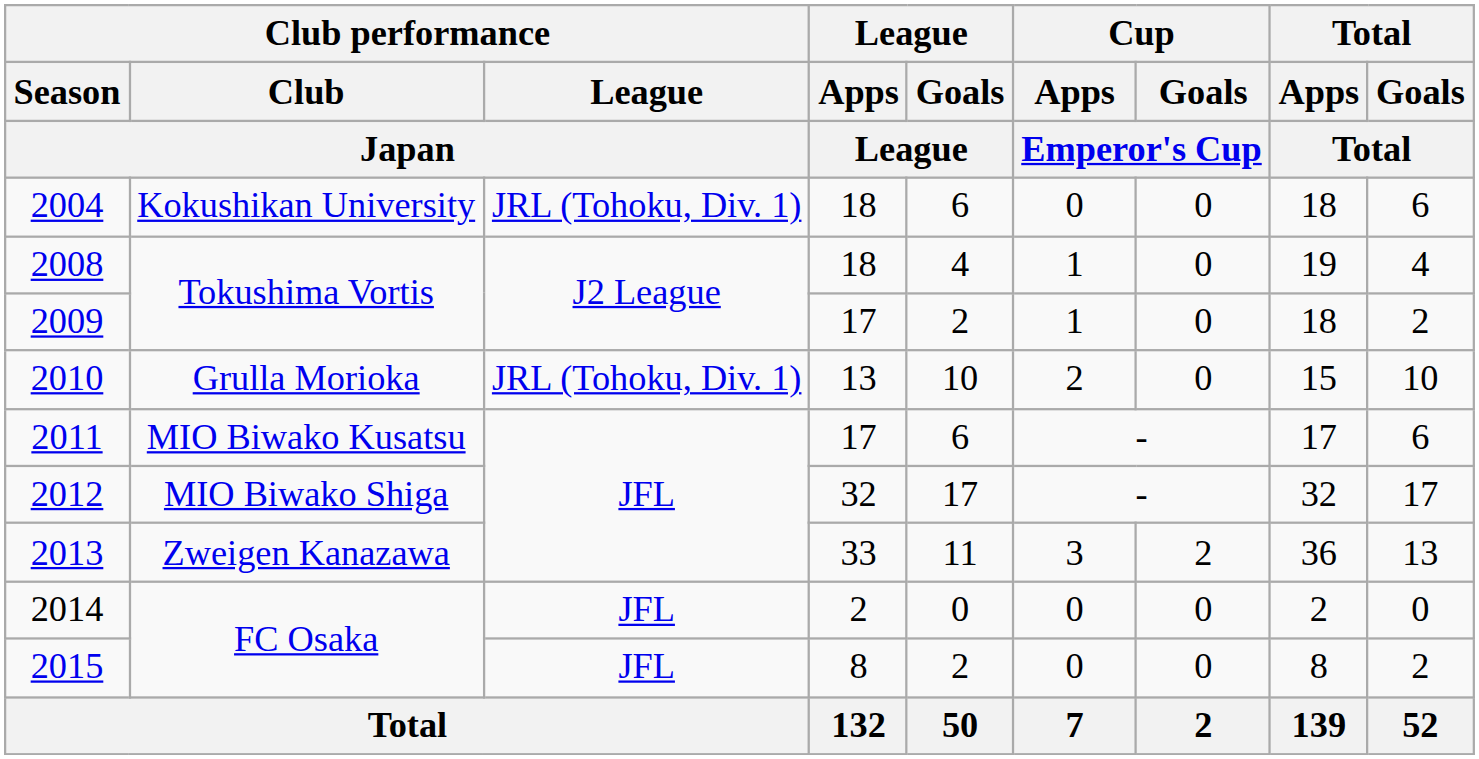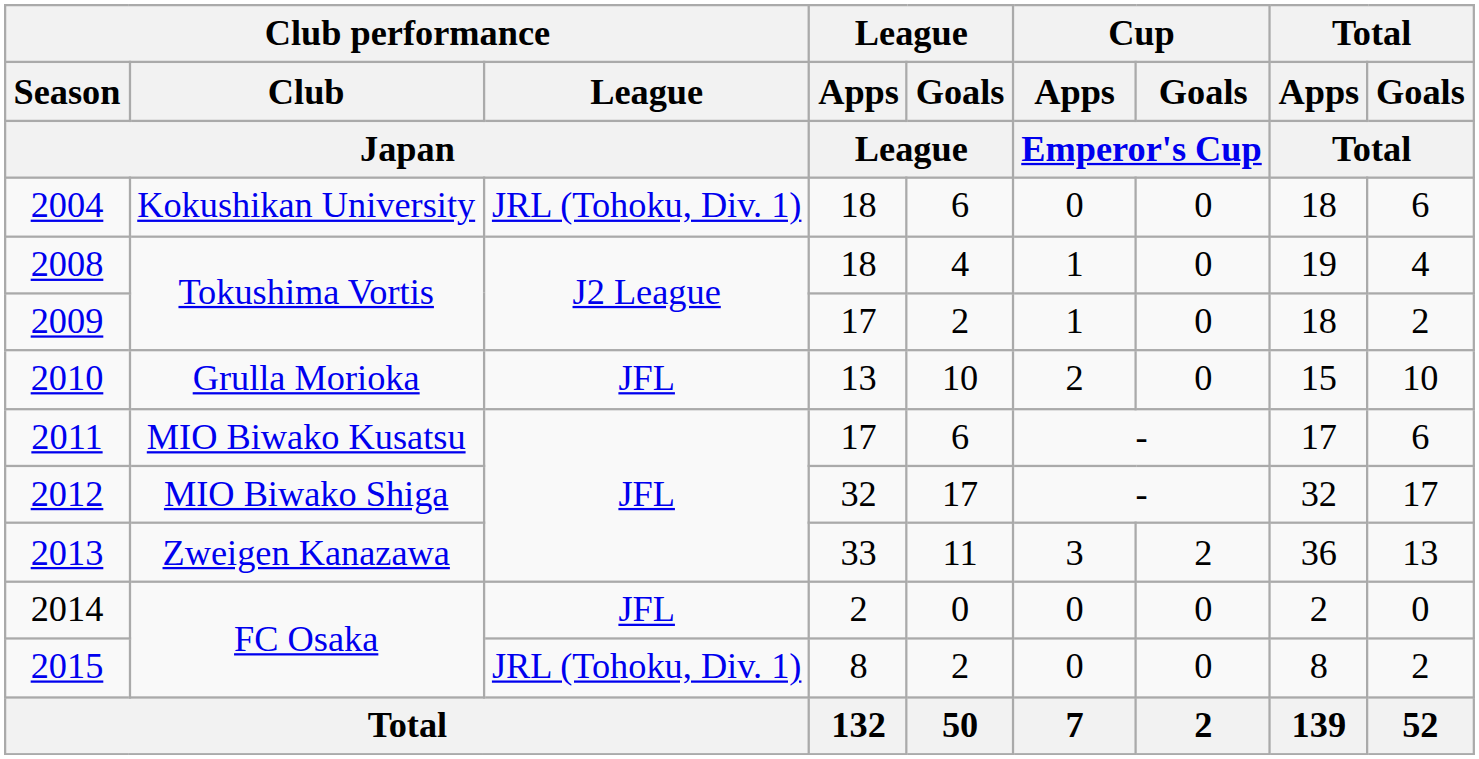(647, 378) JRL (Tohoku, Div. 1) -> (647, 378) JFL
(647, 666) JFL -> (647, 666) JRL (Tohoku, Div. 1)
